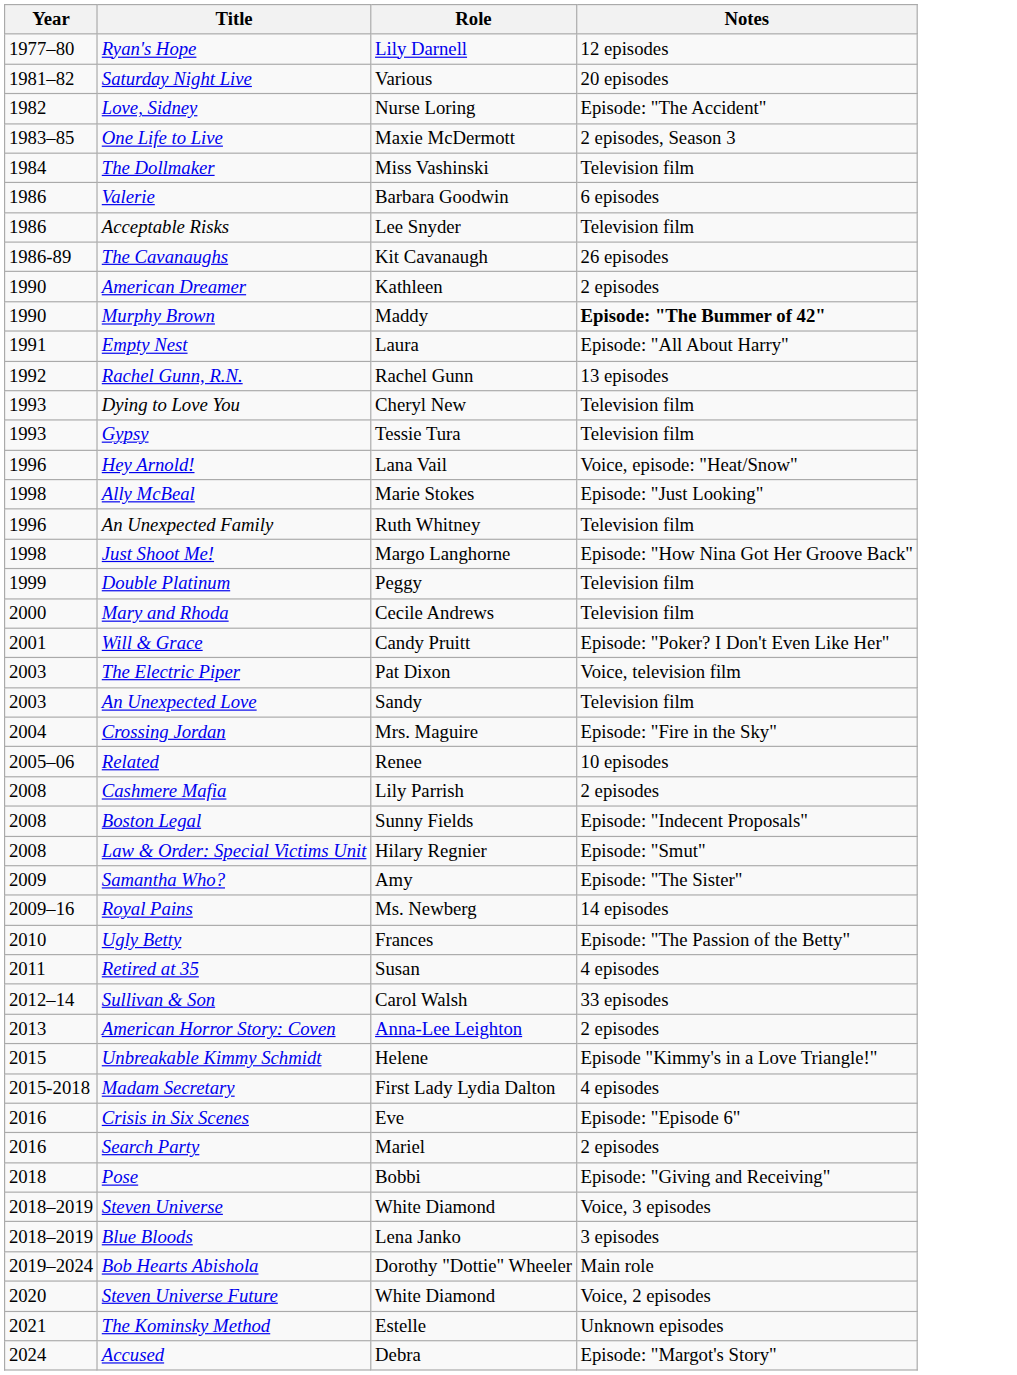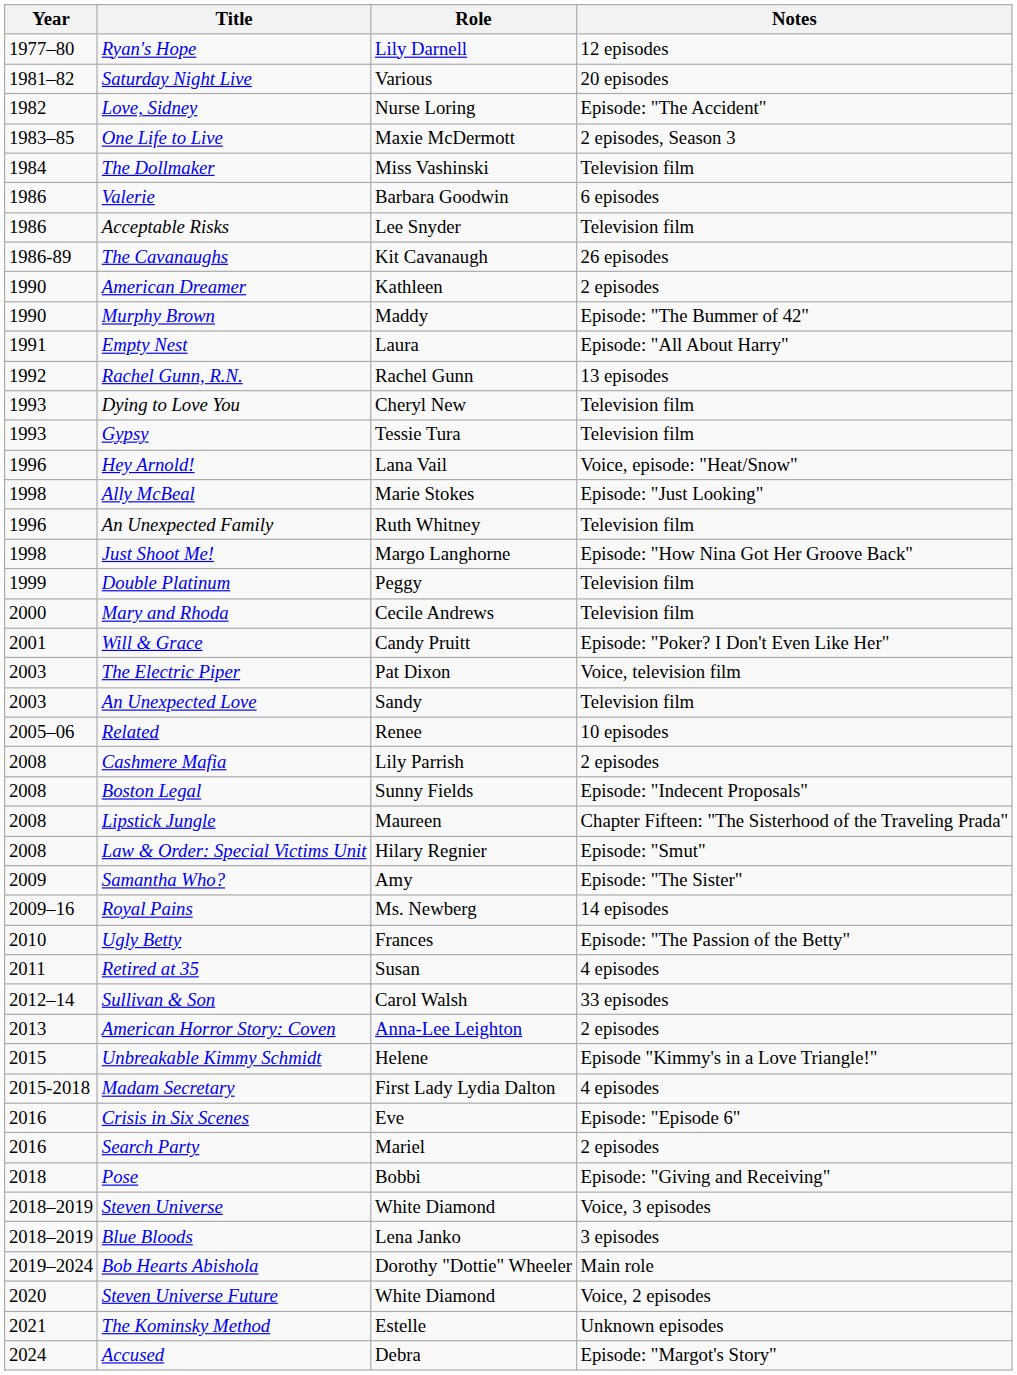(703, 316) bold -> (695, 316) normal
- row: (164, 731)
+ row: (159, 820)
